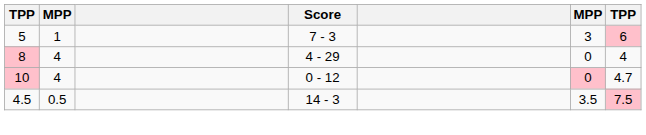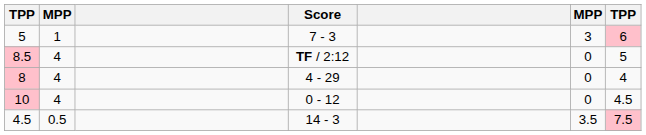+ row: (22, 57)
(588, 78) pink background -> (588, 99) no background
(623, 78) 4.7 -> (623, 99) 4.5
